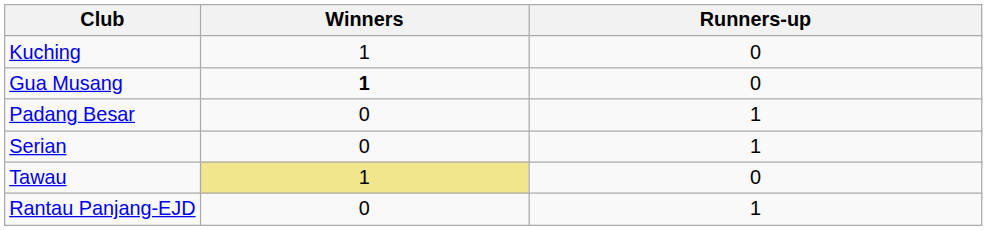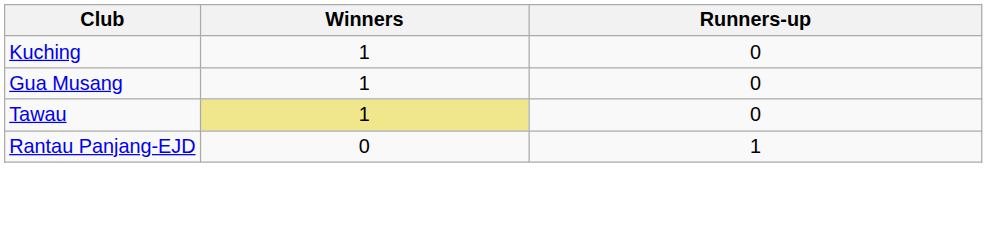(364, 83) bold -> (364, 83) normal
- row: (72, 114)
- row: (38, 146)
